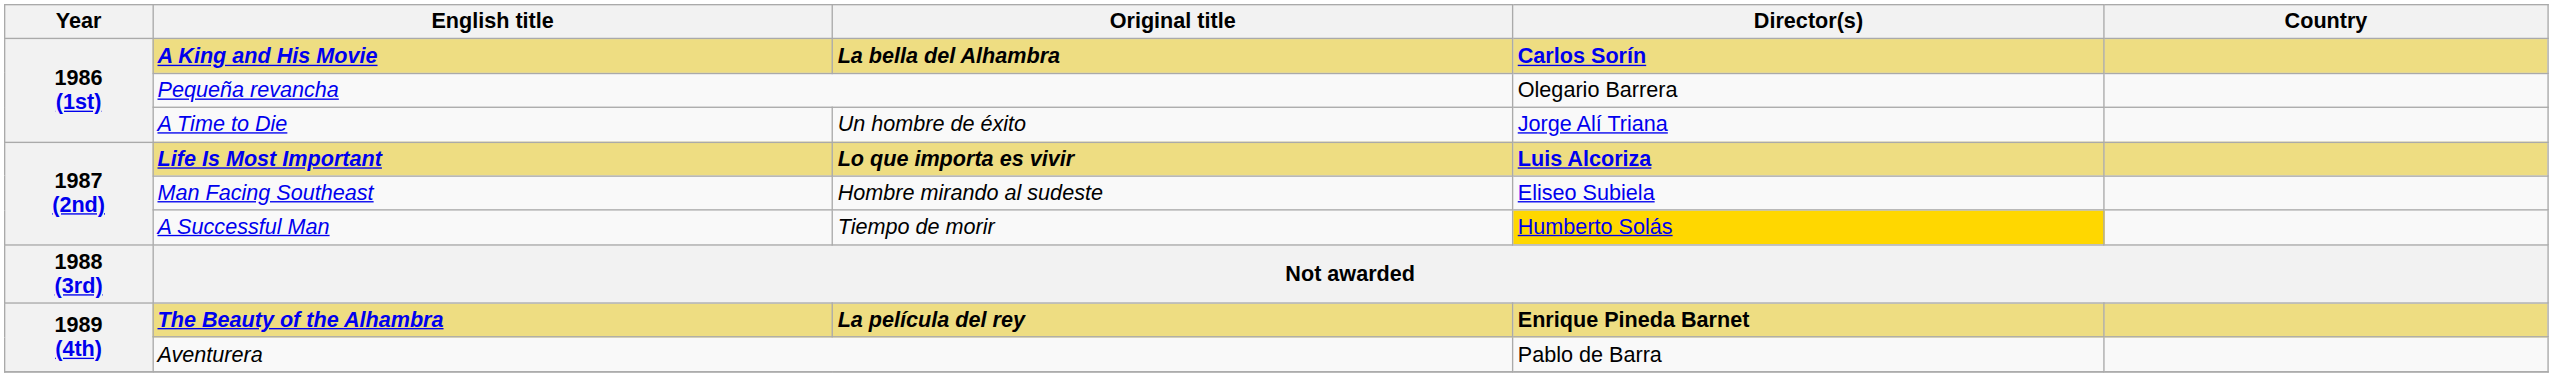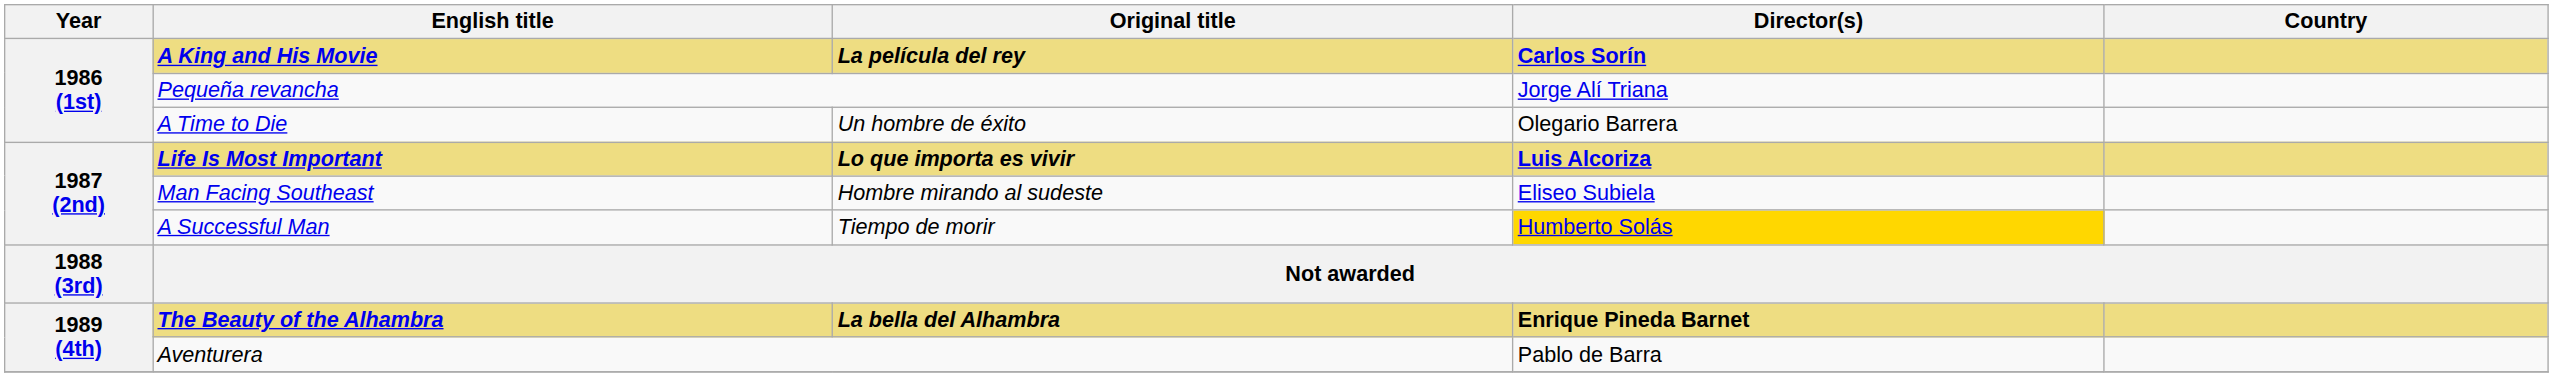(949, 55) La bella del Alhambra -> (931, 55) La película del rey
(1598, 90) Olegario Barrera -> (1593, 90) Jorge Alí Triana
(1593, 124) Jorge Alí Triana -> (1598, 124) Olegario Barrera
(931, 319) La película del rey -> (949, 319) La bella del Alhambra
